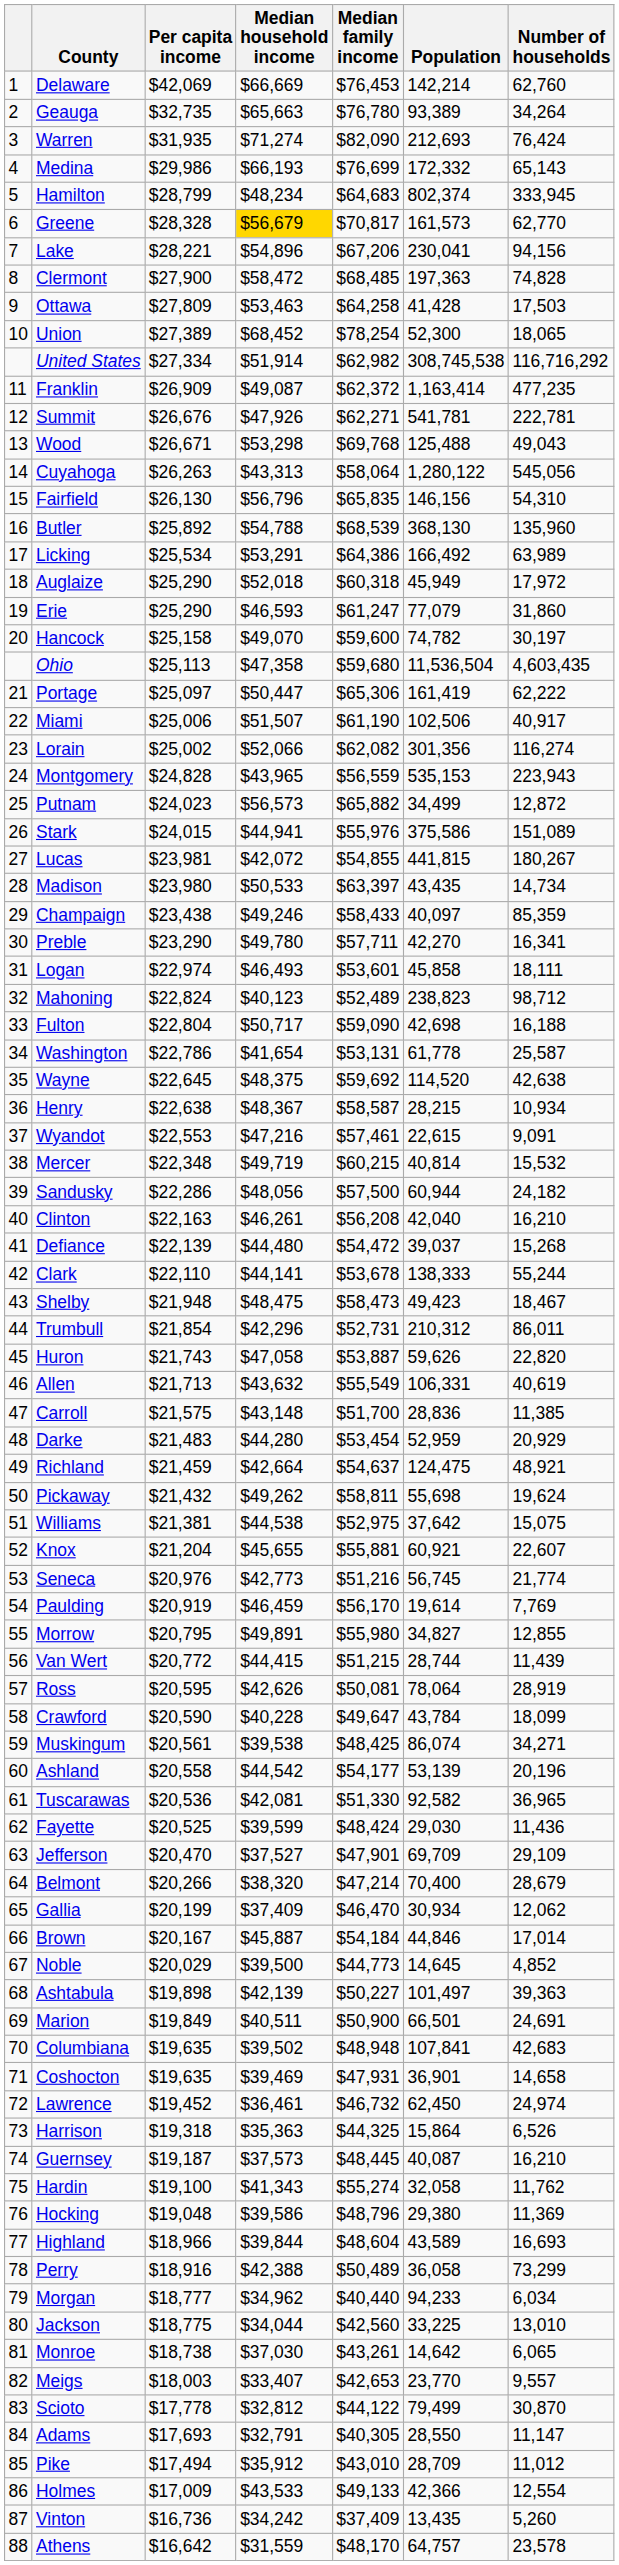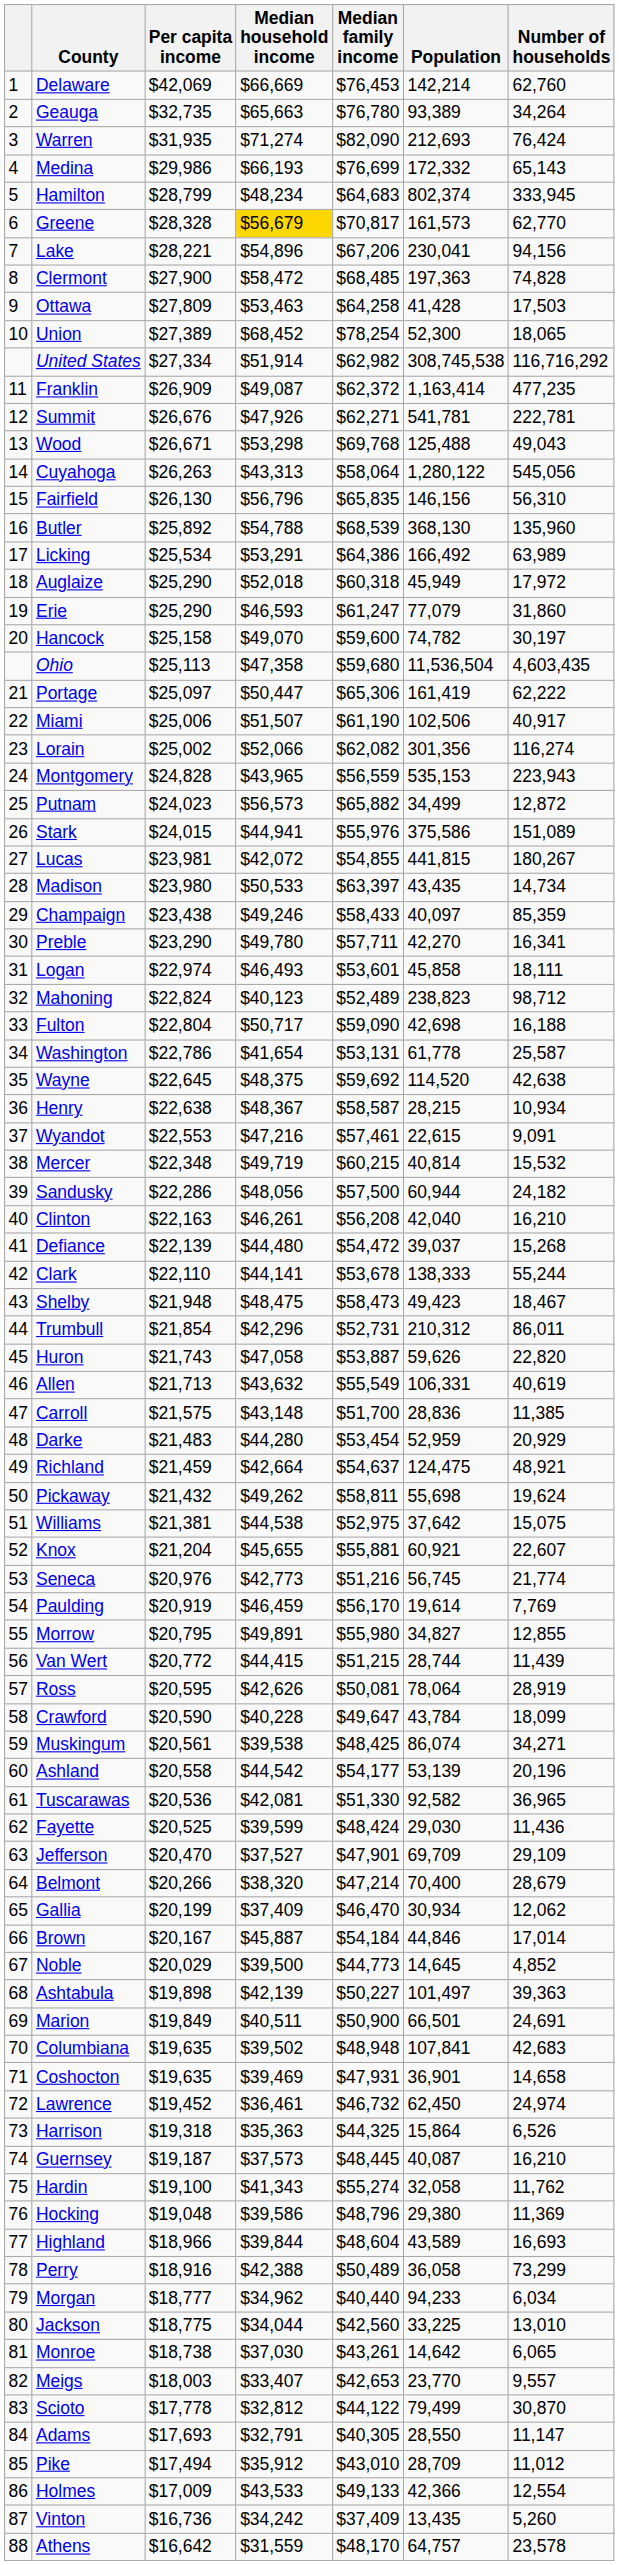(539, 500) 54,310 -> (539, 500) 56,310
